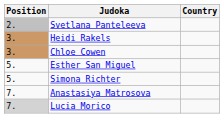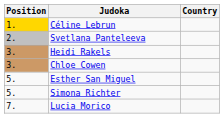+ row: (83, 25)
- row: (100, 92)
(11, 106) lightgrey background -> (11, 106) no background
